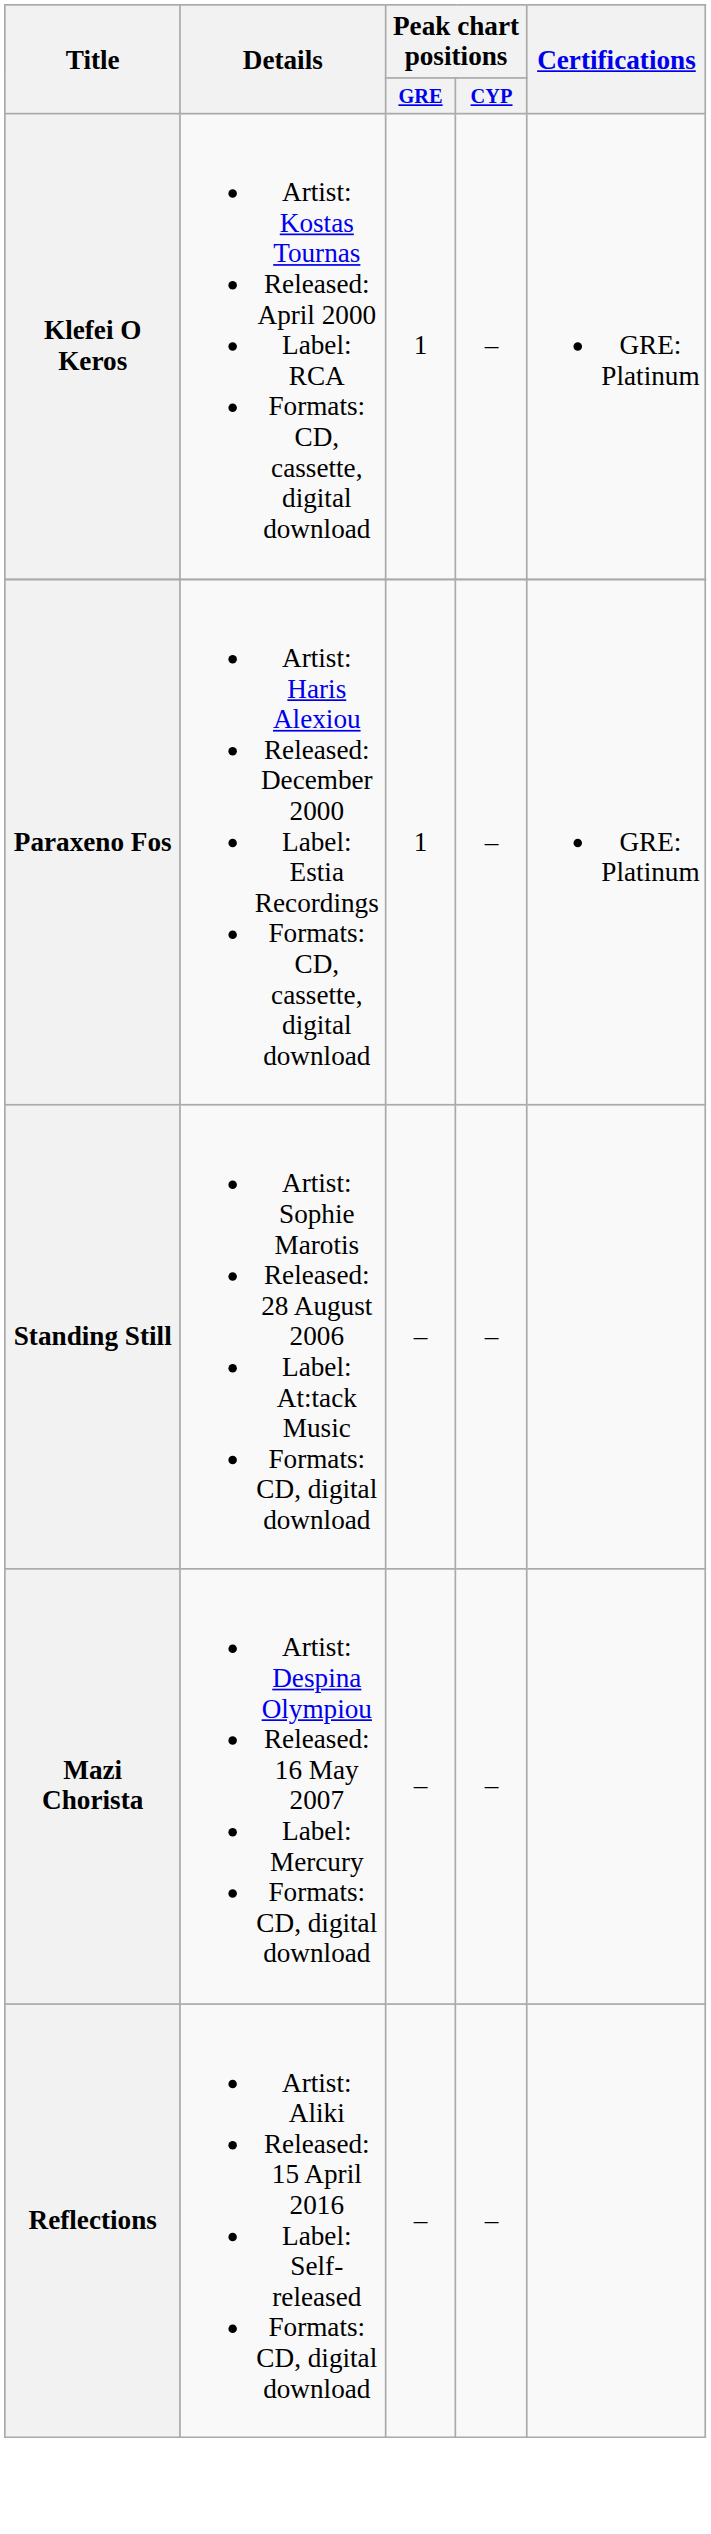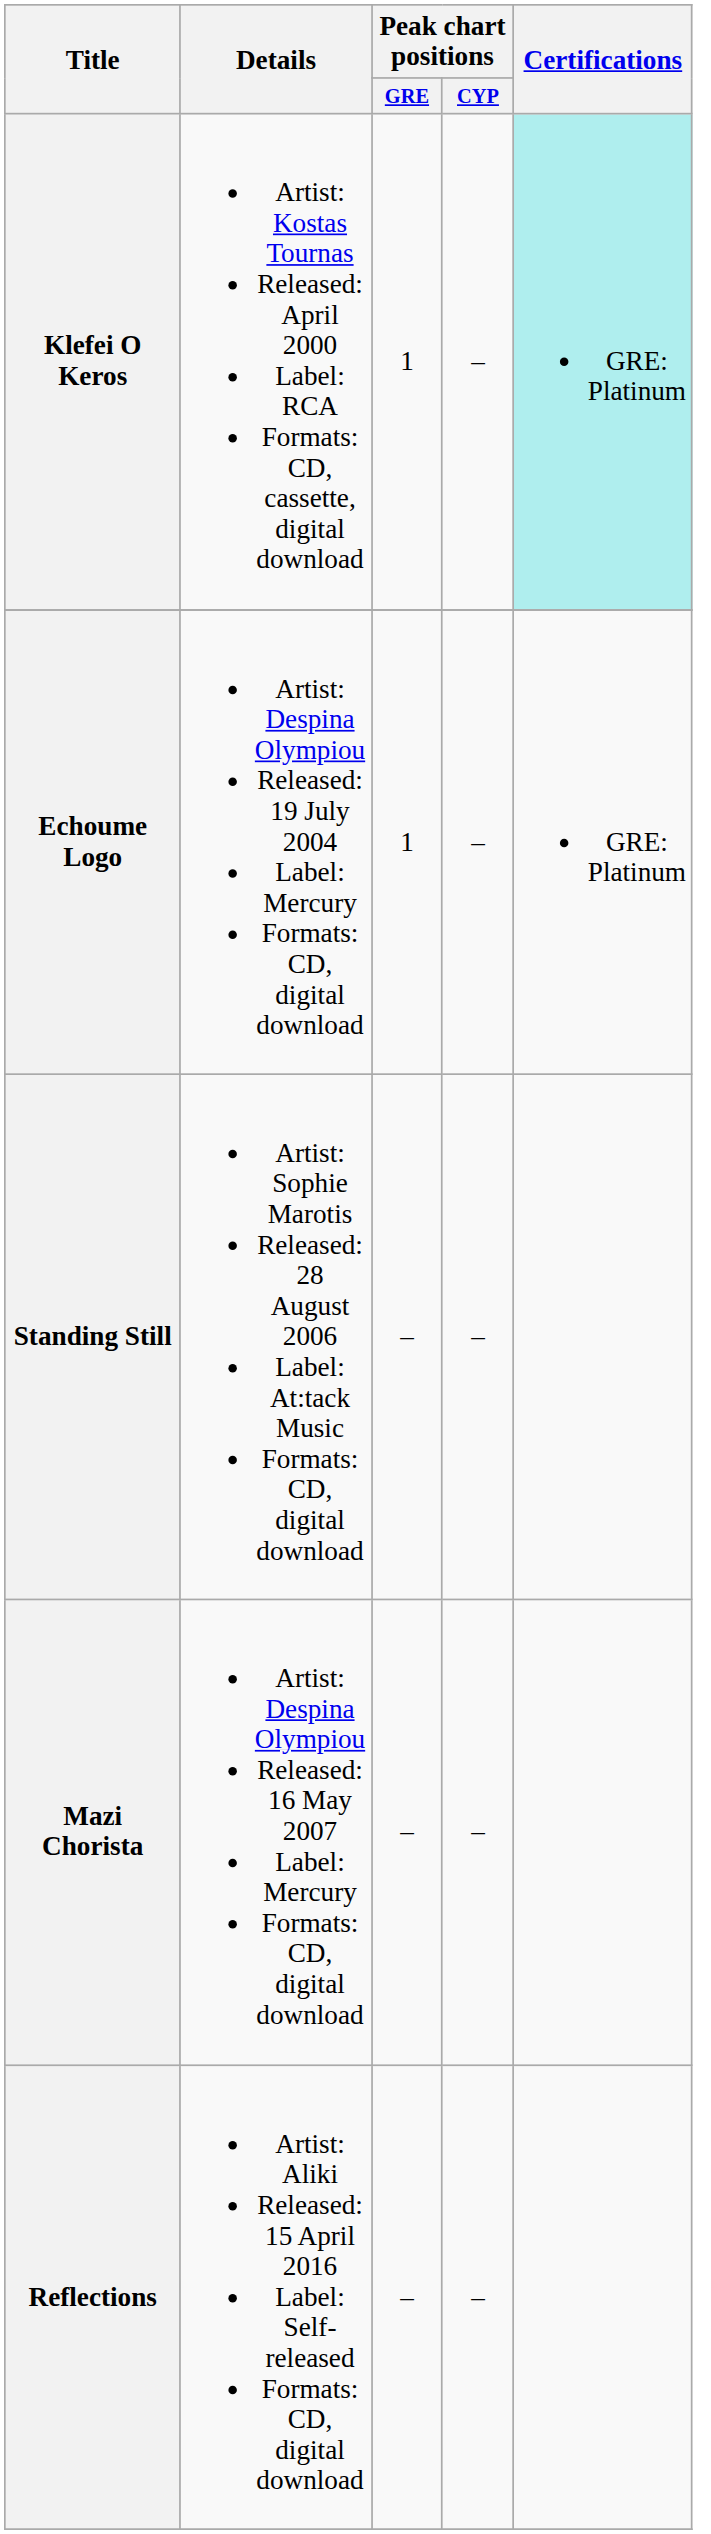(616, 362) no background -> (603, 377) paleturquoise background
- row: (93, 841)
+ row: (93, 841)
